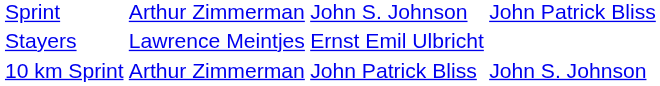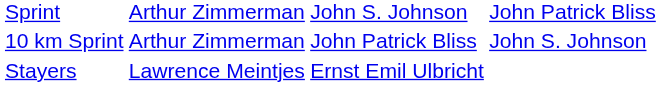rows swapped: (41, 41) <-> (64, 70)
